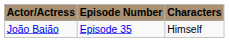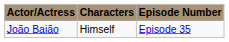columns swapped: (194, 12) <-> (121, 12)
